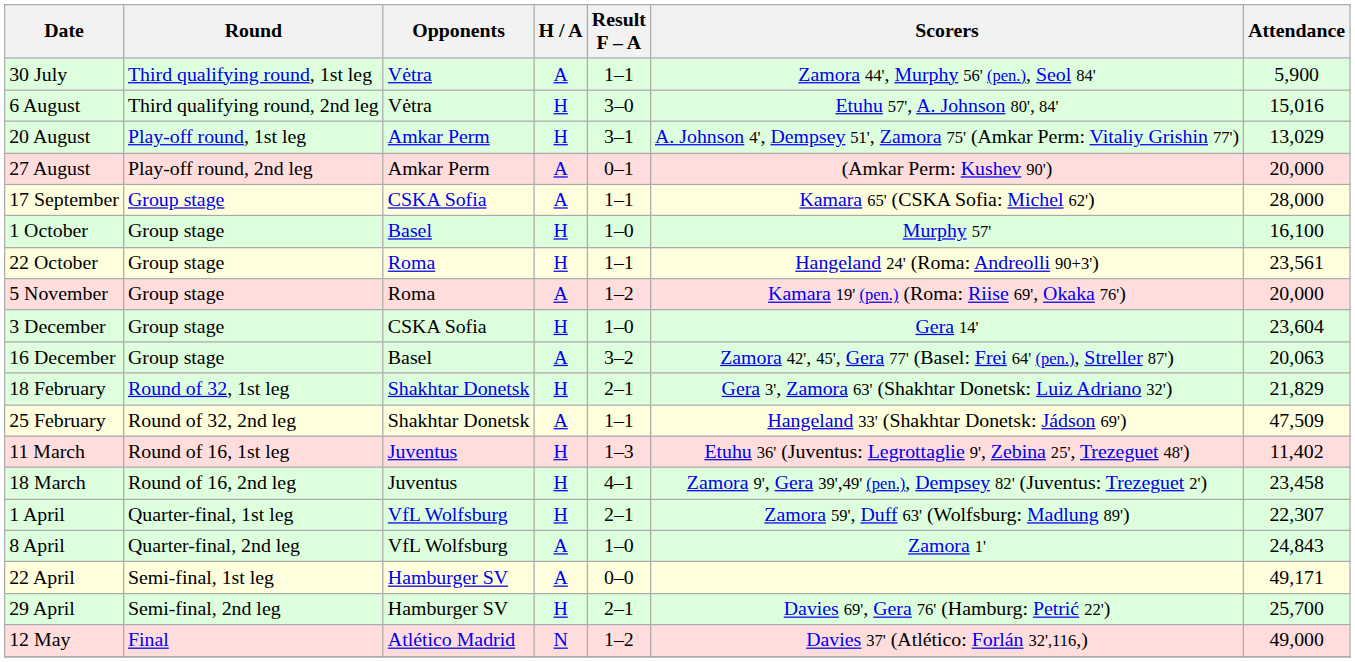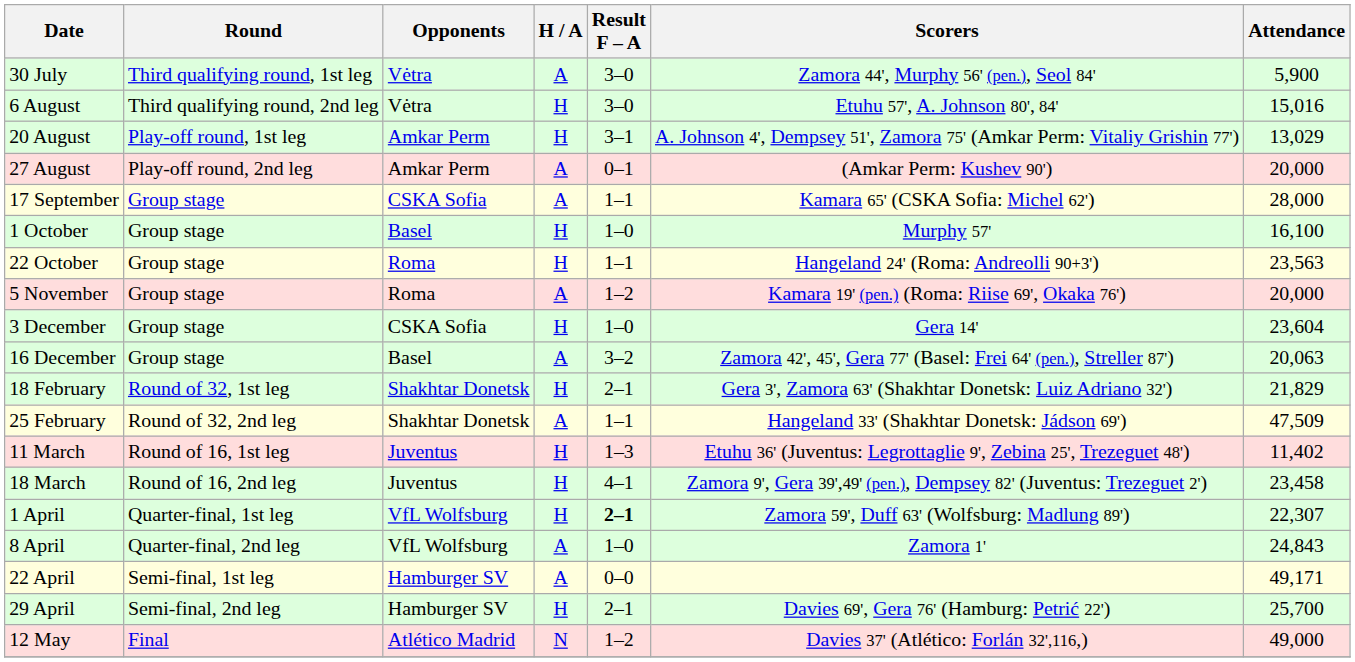(619, 74) 1–1 -> (619, 74) 3–0
(1297, 262) 23,561 -> (1297, 262) 23,563
(619, 514) normal -> (619, 514) bold
